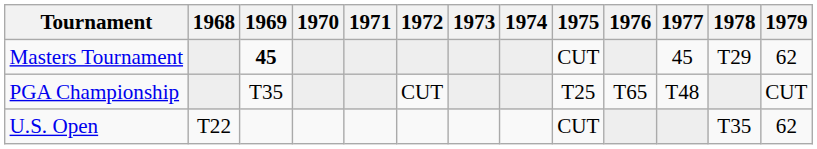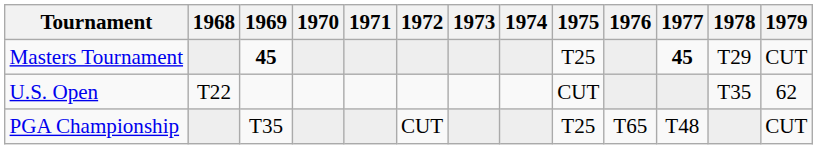(578, 56) CUT -> (578, 56) T25
(682, 56) normal -> (682, 56) bold
(786, 56) 62 -> (786, 56) CUT
rows swapped: (54, 126) <-> (94, 91)
